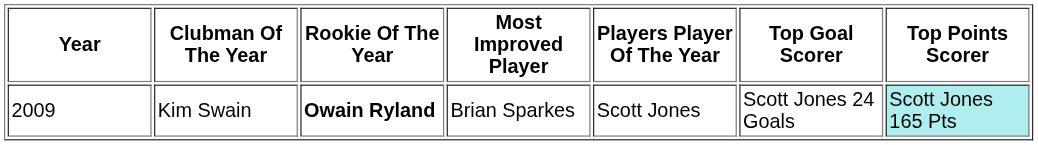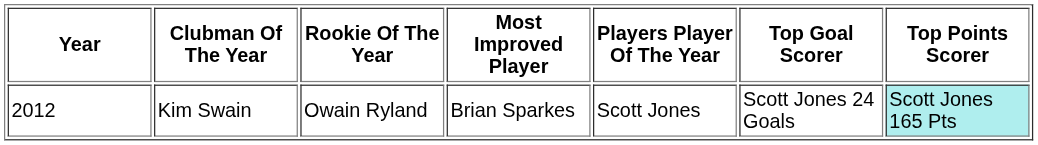(34, 110) 2009 -> (34, 110) 2012
(370, 110) bold -> (366, 110) normal
